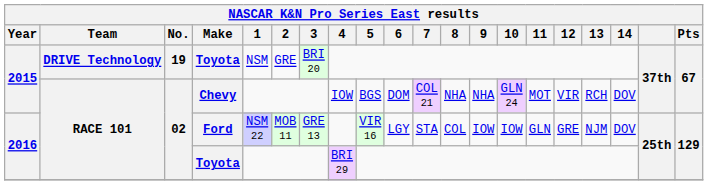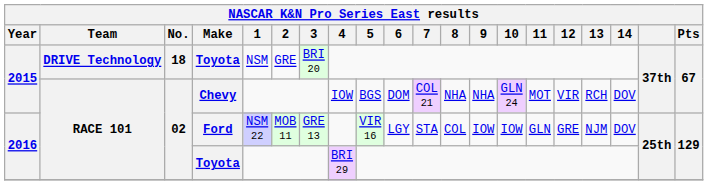(179, 61) 19 -> (179, 61) 18
